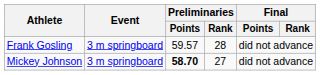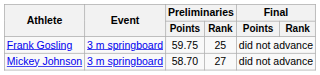(185, 45) 59.57 -> (185, 45) 59.75
(220, 45) 28 -> (220, 45) 25
(185, 62) bold -> (185, 62) normal
